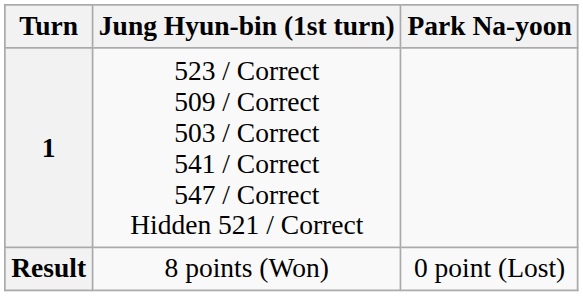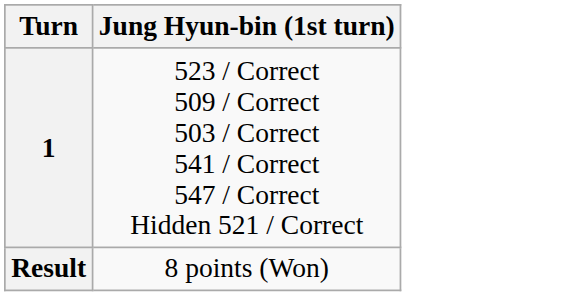- column: (490, 26)
